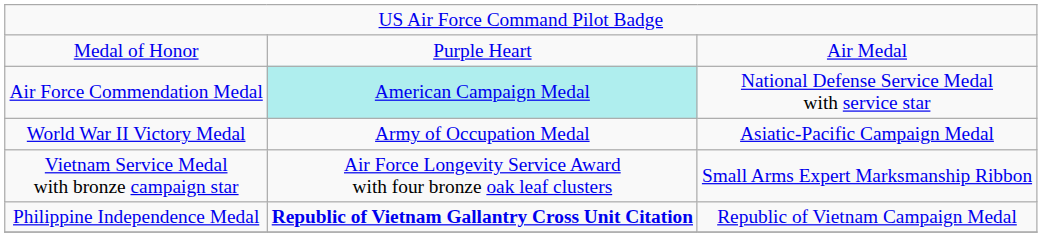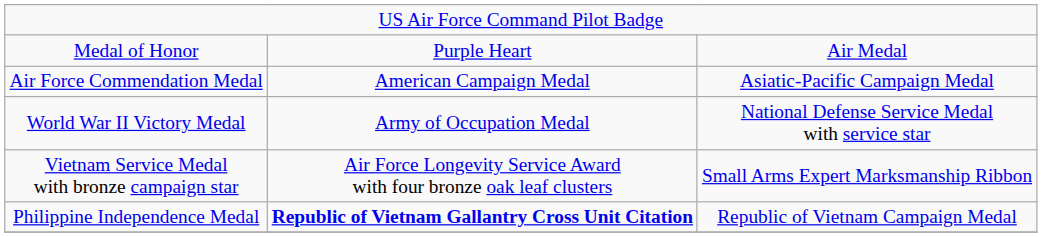(482, 92) paleturquoise background -> (482, 81) no background
(867, 92) National Defense Service Medal with service star -> (867, 81) Asiatic-Pacific Campaign Medal
(867, 133) Asiatic-Pacific Campaign Medal -> (867, 122) National Defense Service Medal with service star
